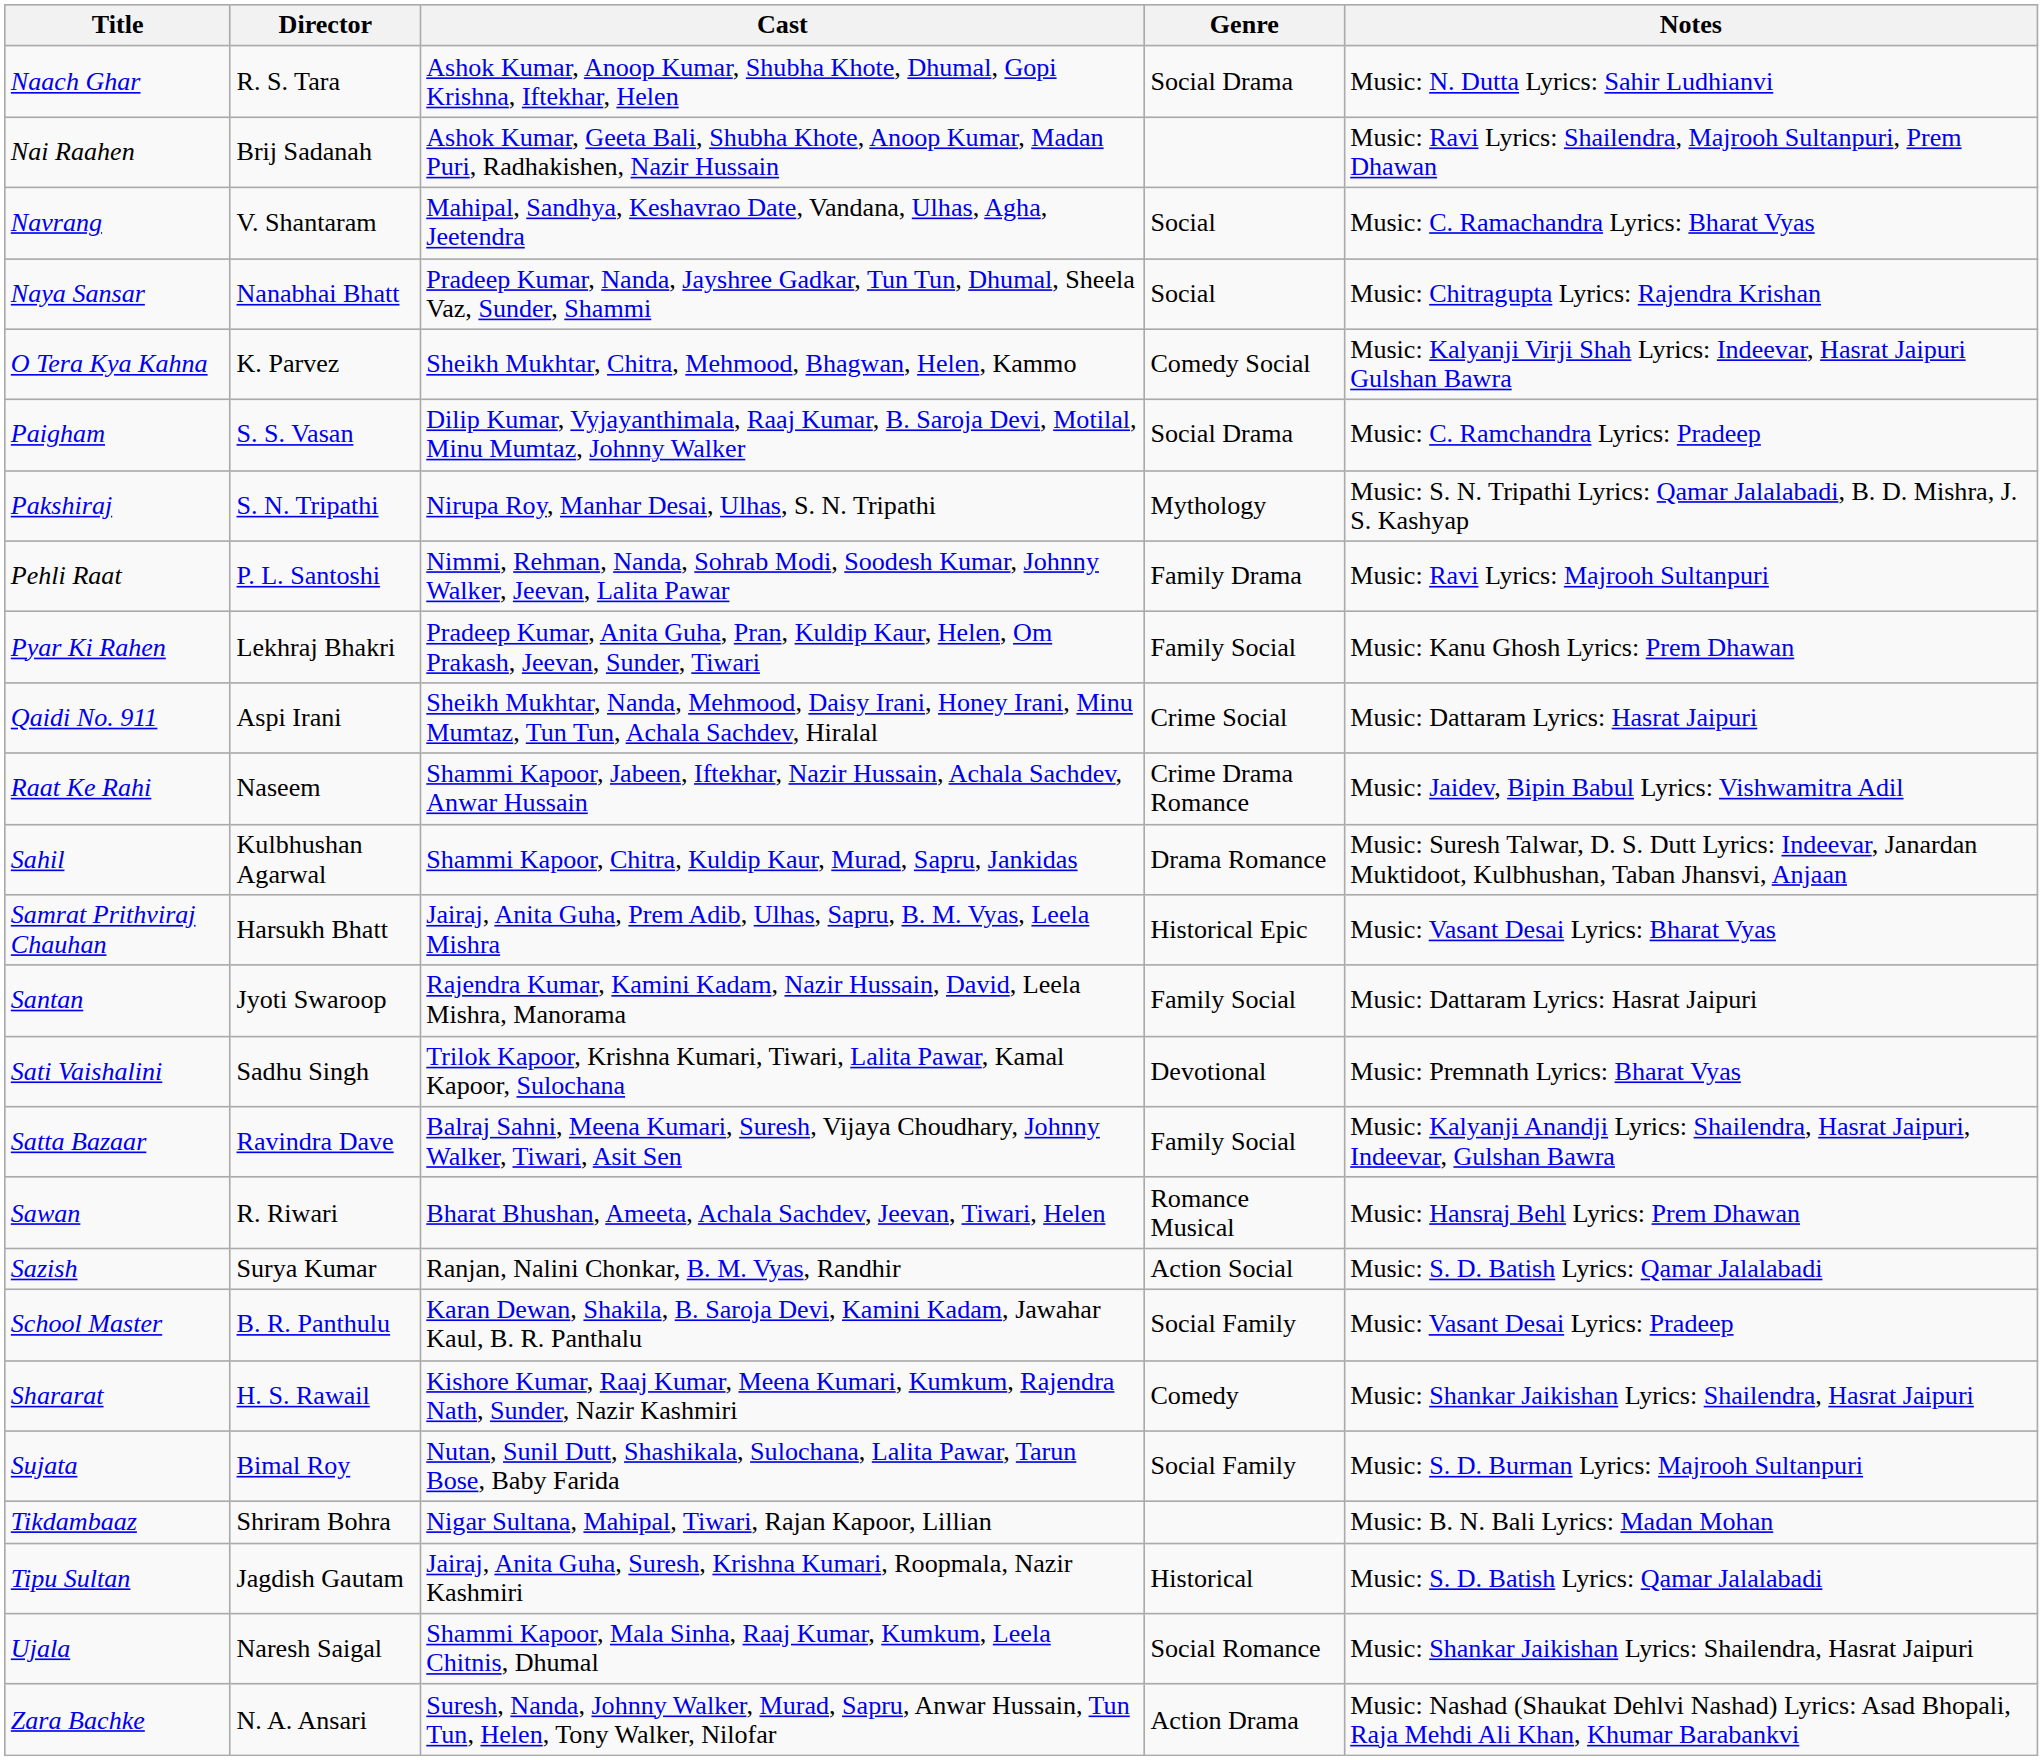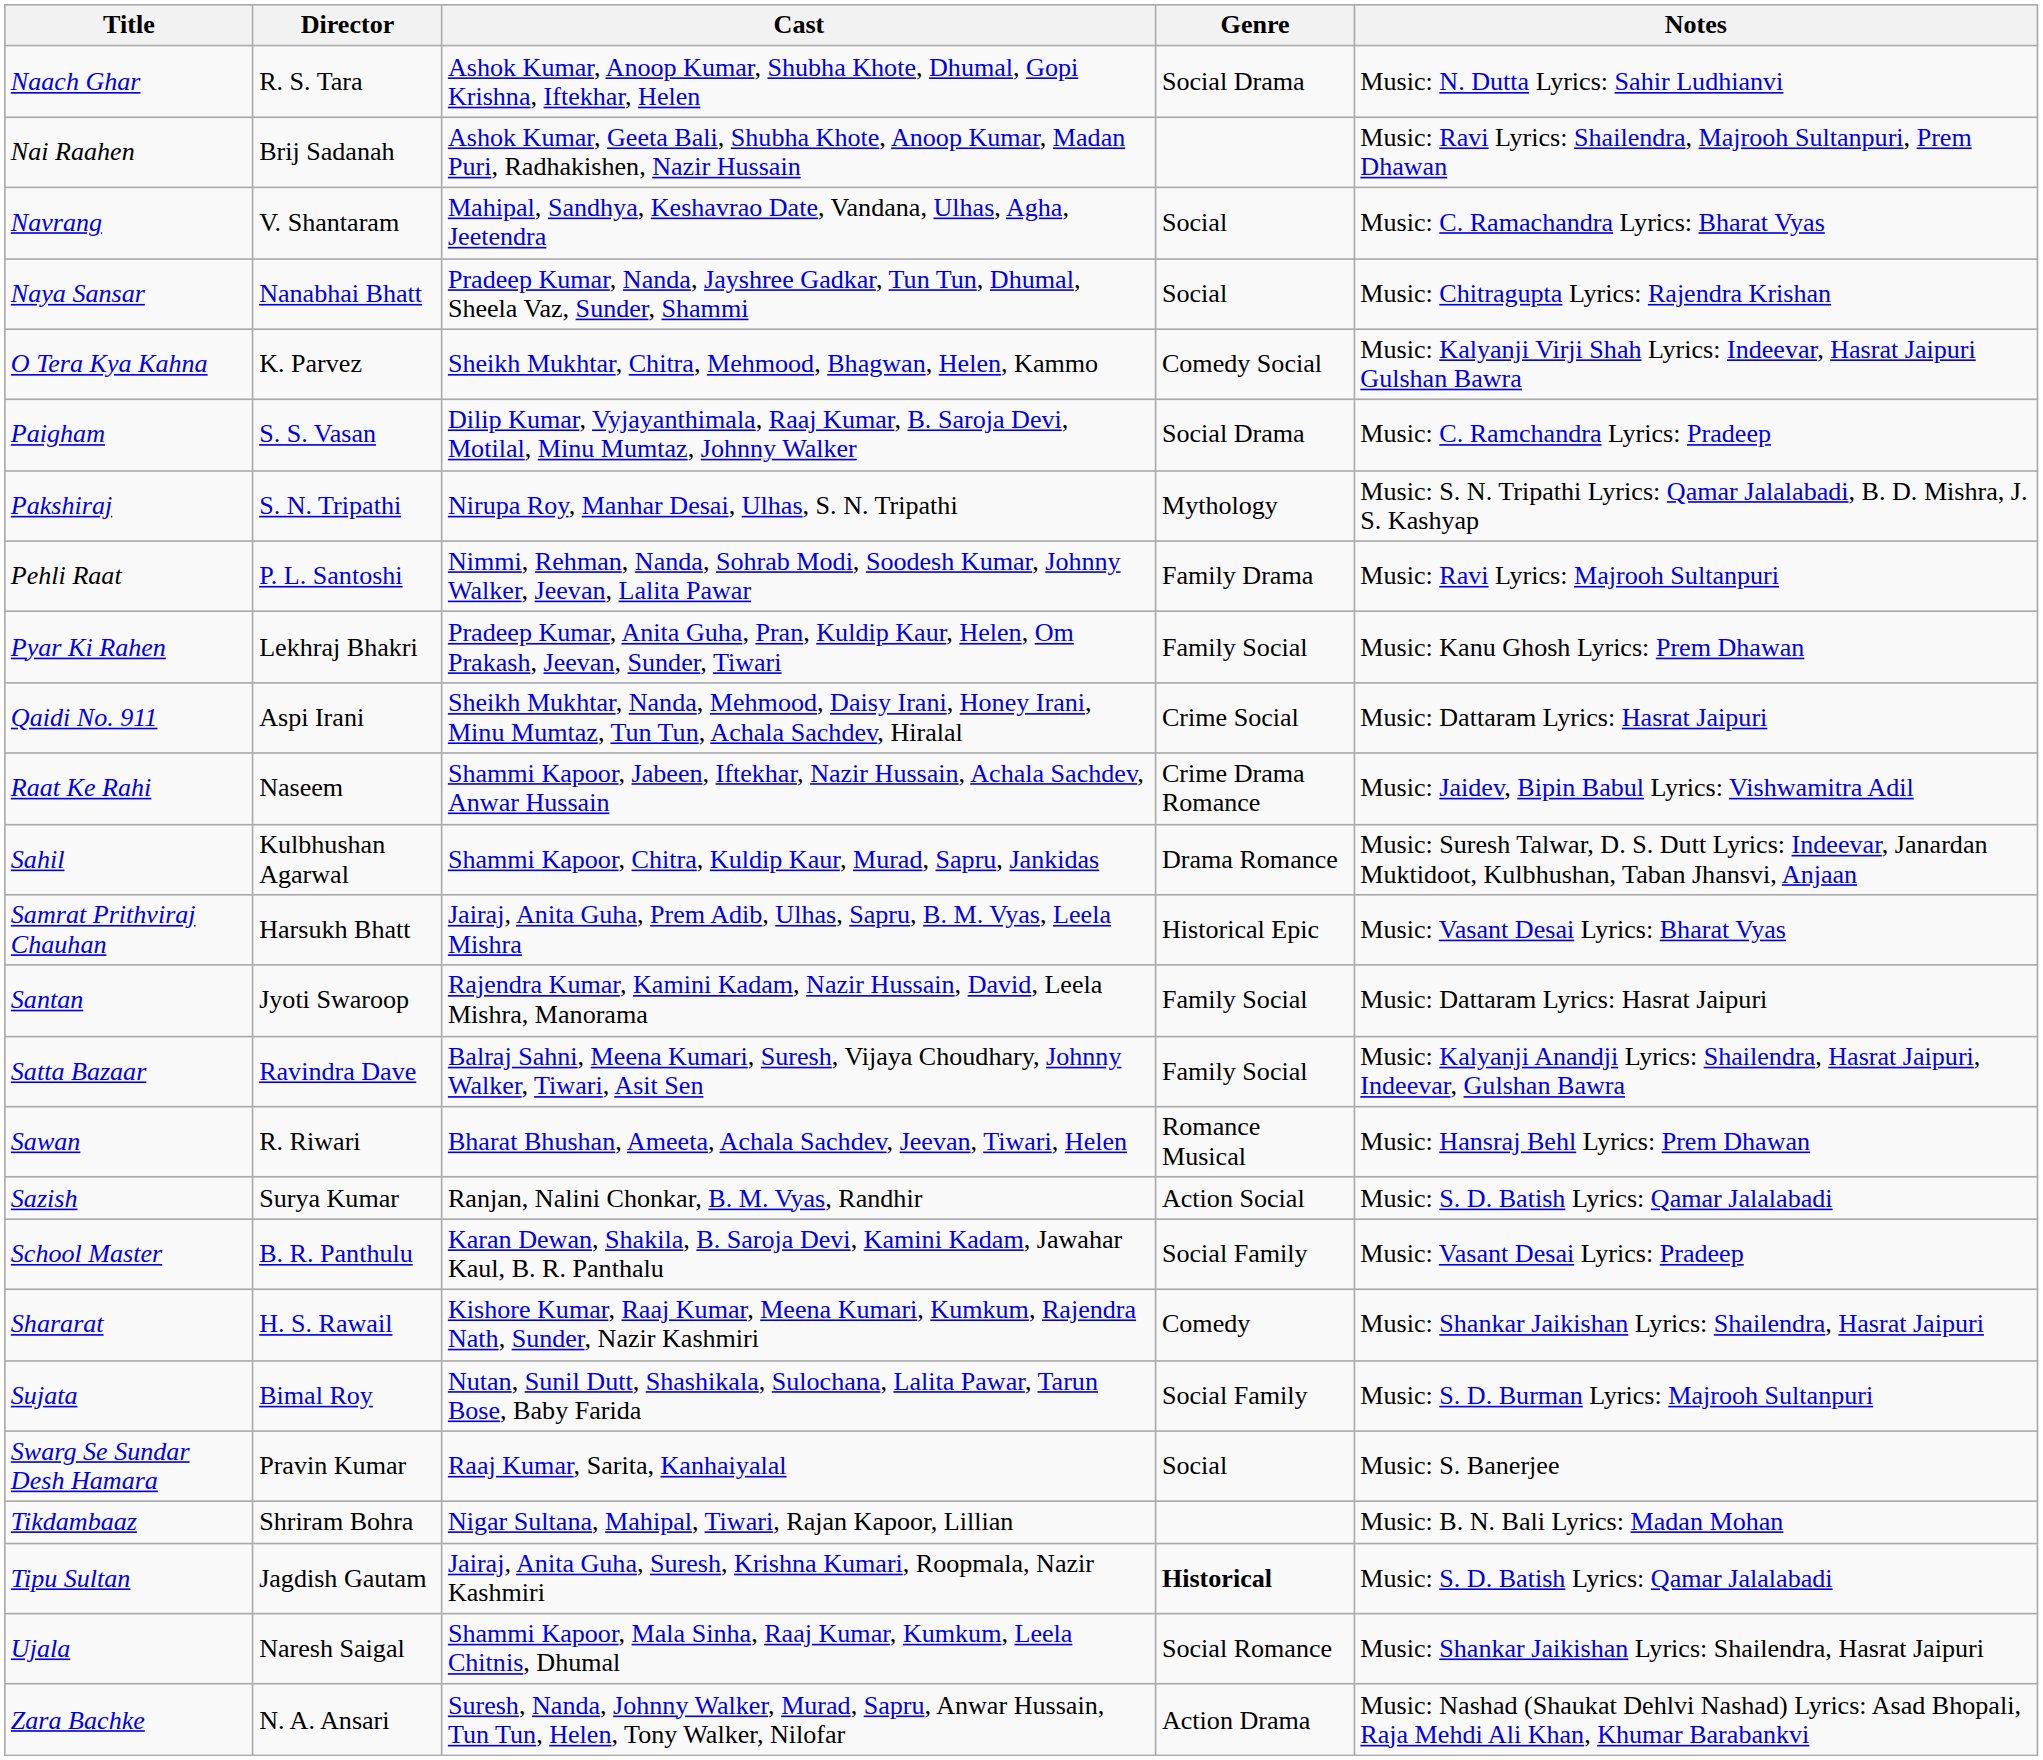- row: (87, 1071)
+ row: (100, 1465)
(1202, 1577) normal -> (1217, 1577) bold
